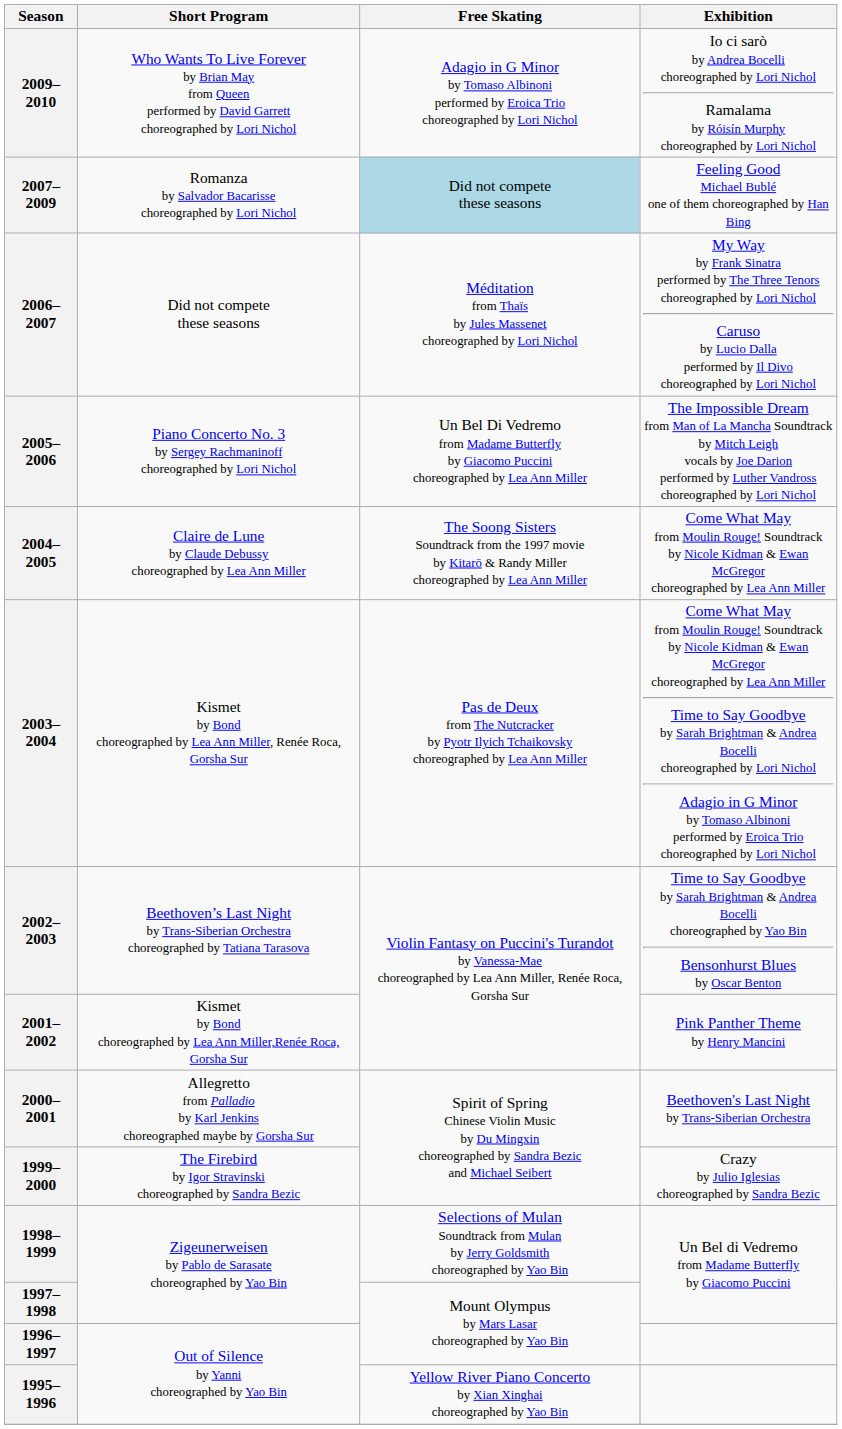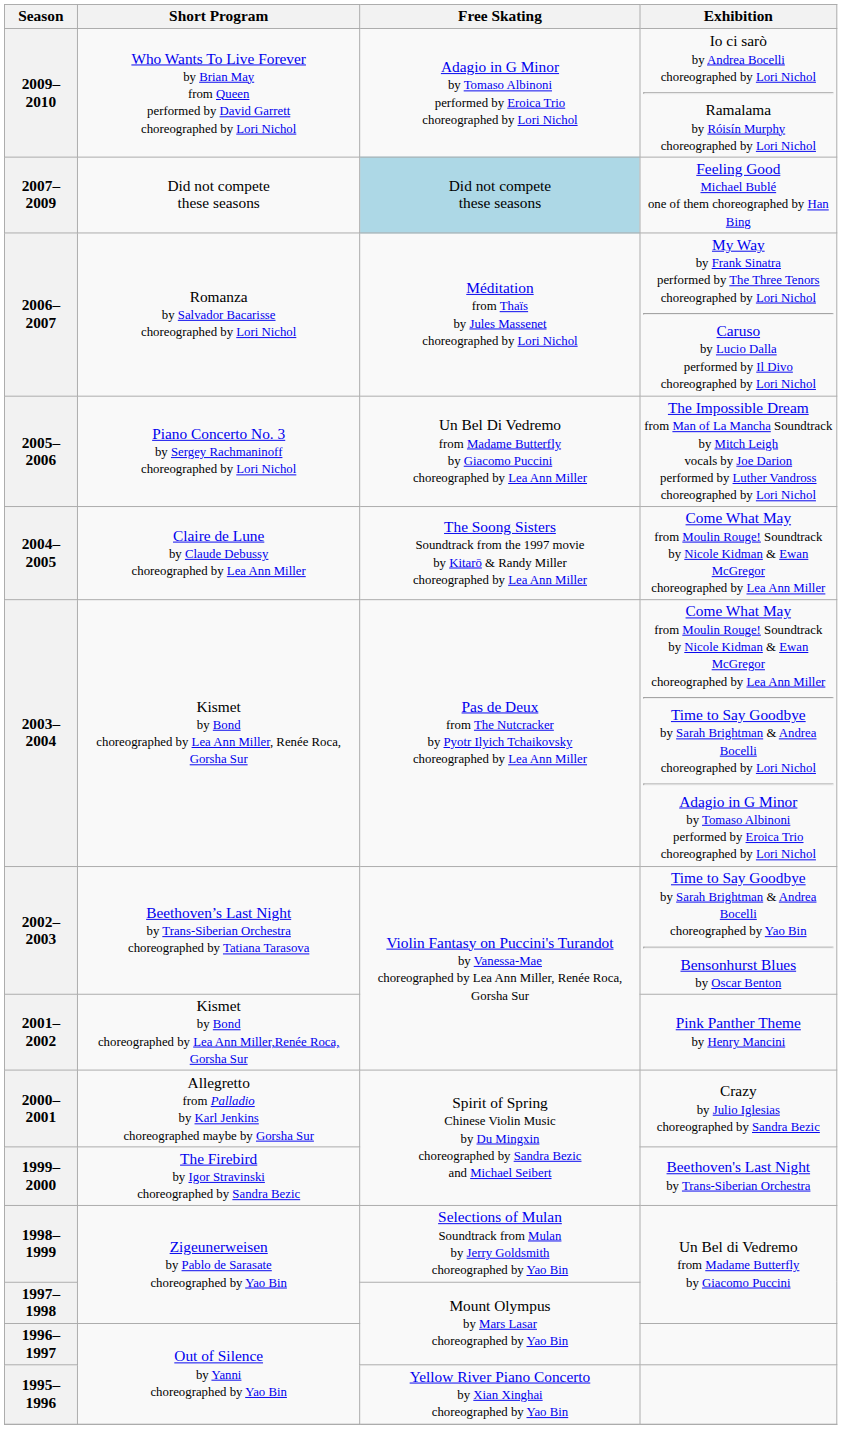(219, 194) Romanza by Salvador Bacarisse choreographed by Lori Nichol -> (219, 194) Did not compete these seasons
(219, 314) Did not compete these seasons -> (219, 314) Romanza by Salvador Bacarisse choreographed by Lori Nichol
(738, 1108) Beethoven's Last Night by Trans-Siberian Orchestra -> (738, 1108) Crazy by Julio Iglesias choreographed by Sandra Bezic
(738, 1176) Crazy by Julio Iglesias choreographed by Sandra Bezic -> (738, 1176) Beethoven's Last Night by Trans-Siberian Orchestra
